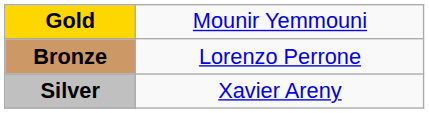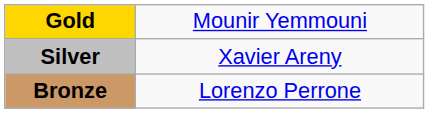rows swapped: (70, 90) <-> (70, 56)
